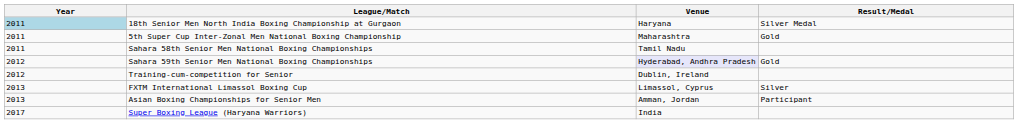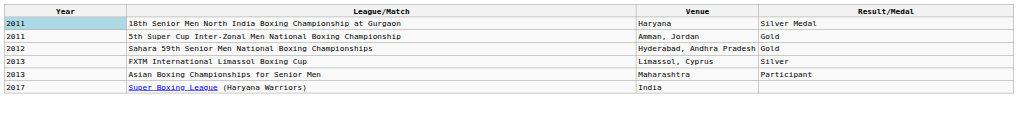(664, 36) Maharashtra -> (669, 36) Amman, Jordan
- row: (251, 49)
(697, 62) lavender background -> (697, 49) no background
- row: (211, 74)
(669, 100) Amman, Jordan -> (664, 74) Maharashtra
